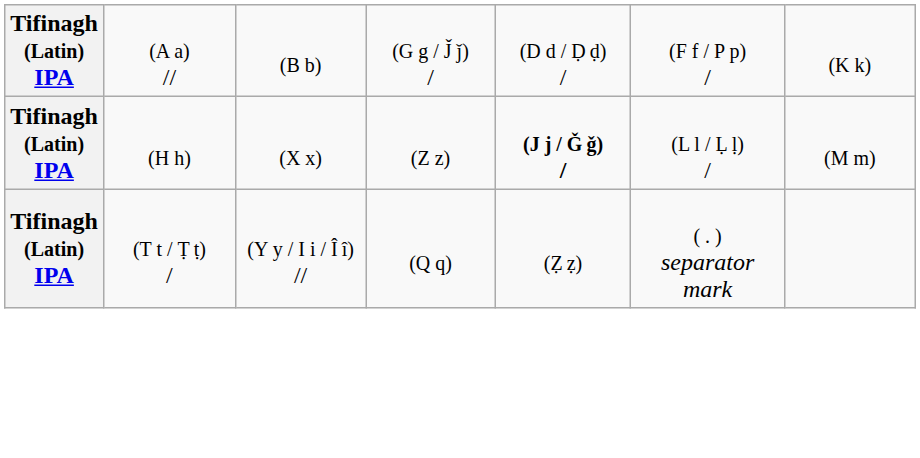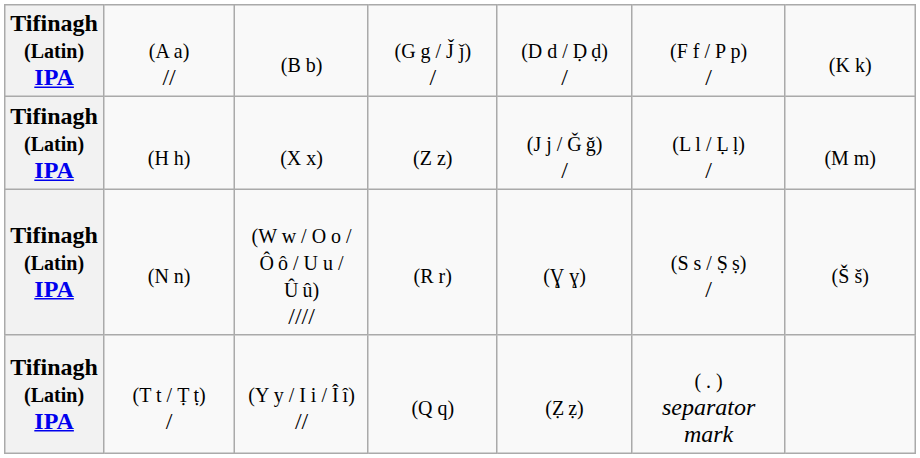(563, 156) bold -> (565, 157) normal
+ row: (169, 276)
